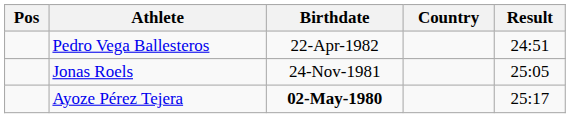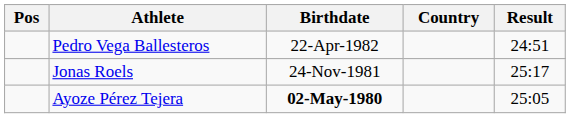(530, 71) 25:05 -> (530, 71) 25:17
(530, 98) 25:17 -> (530, 98) 25:05
